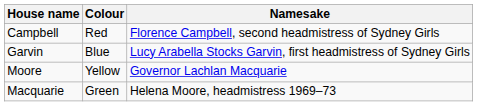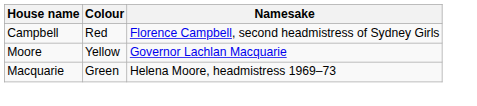- row: (25, 52)
